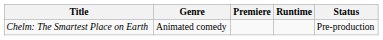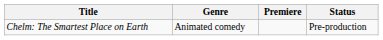- column: (294, 12)
